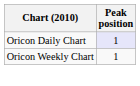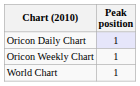+ row: (32, 72)
